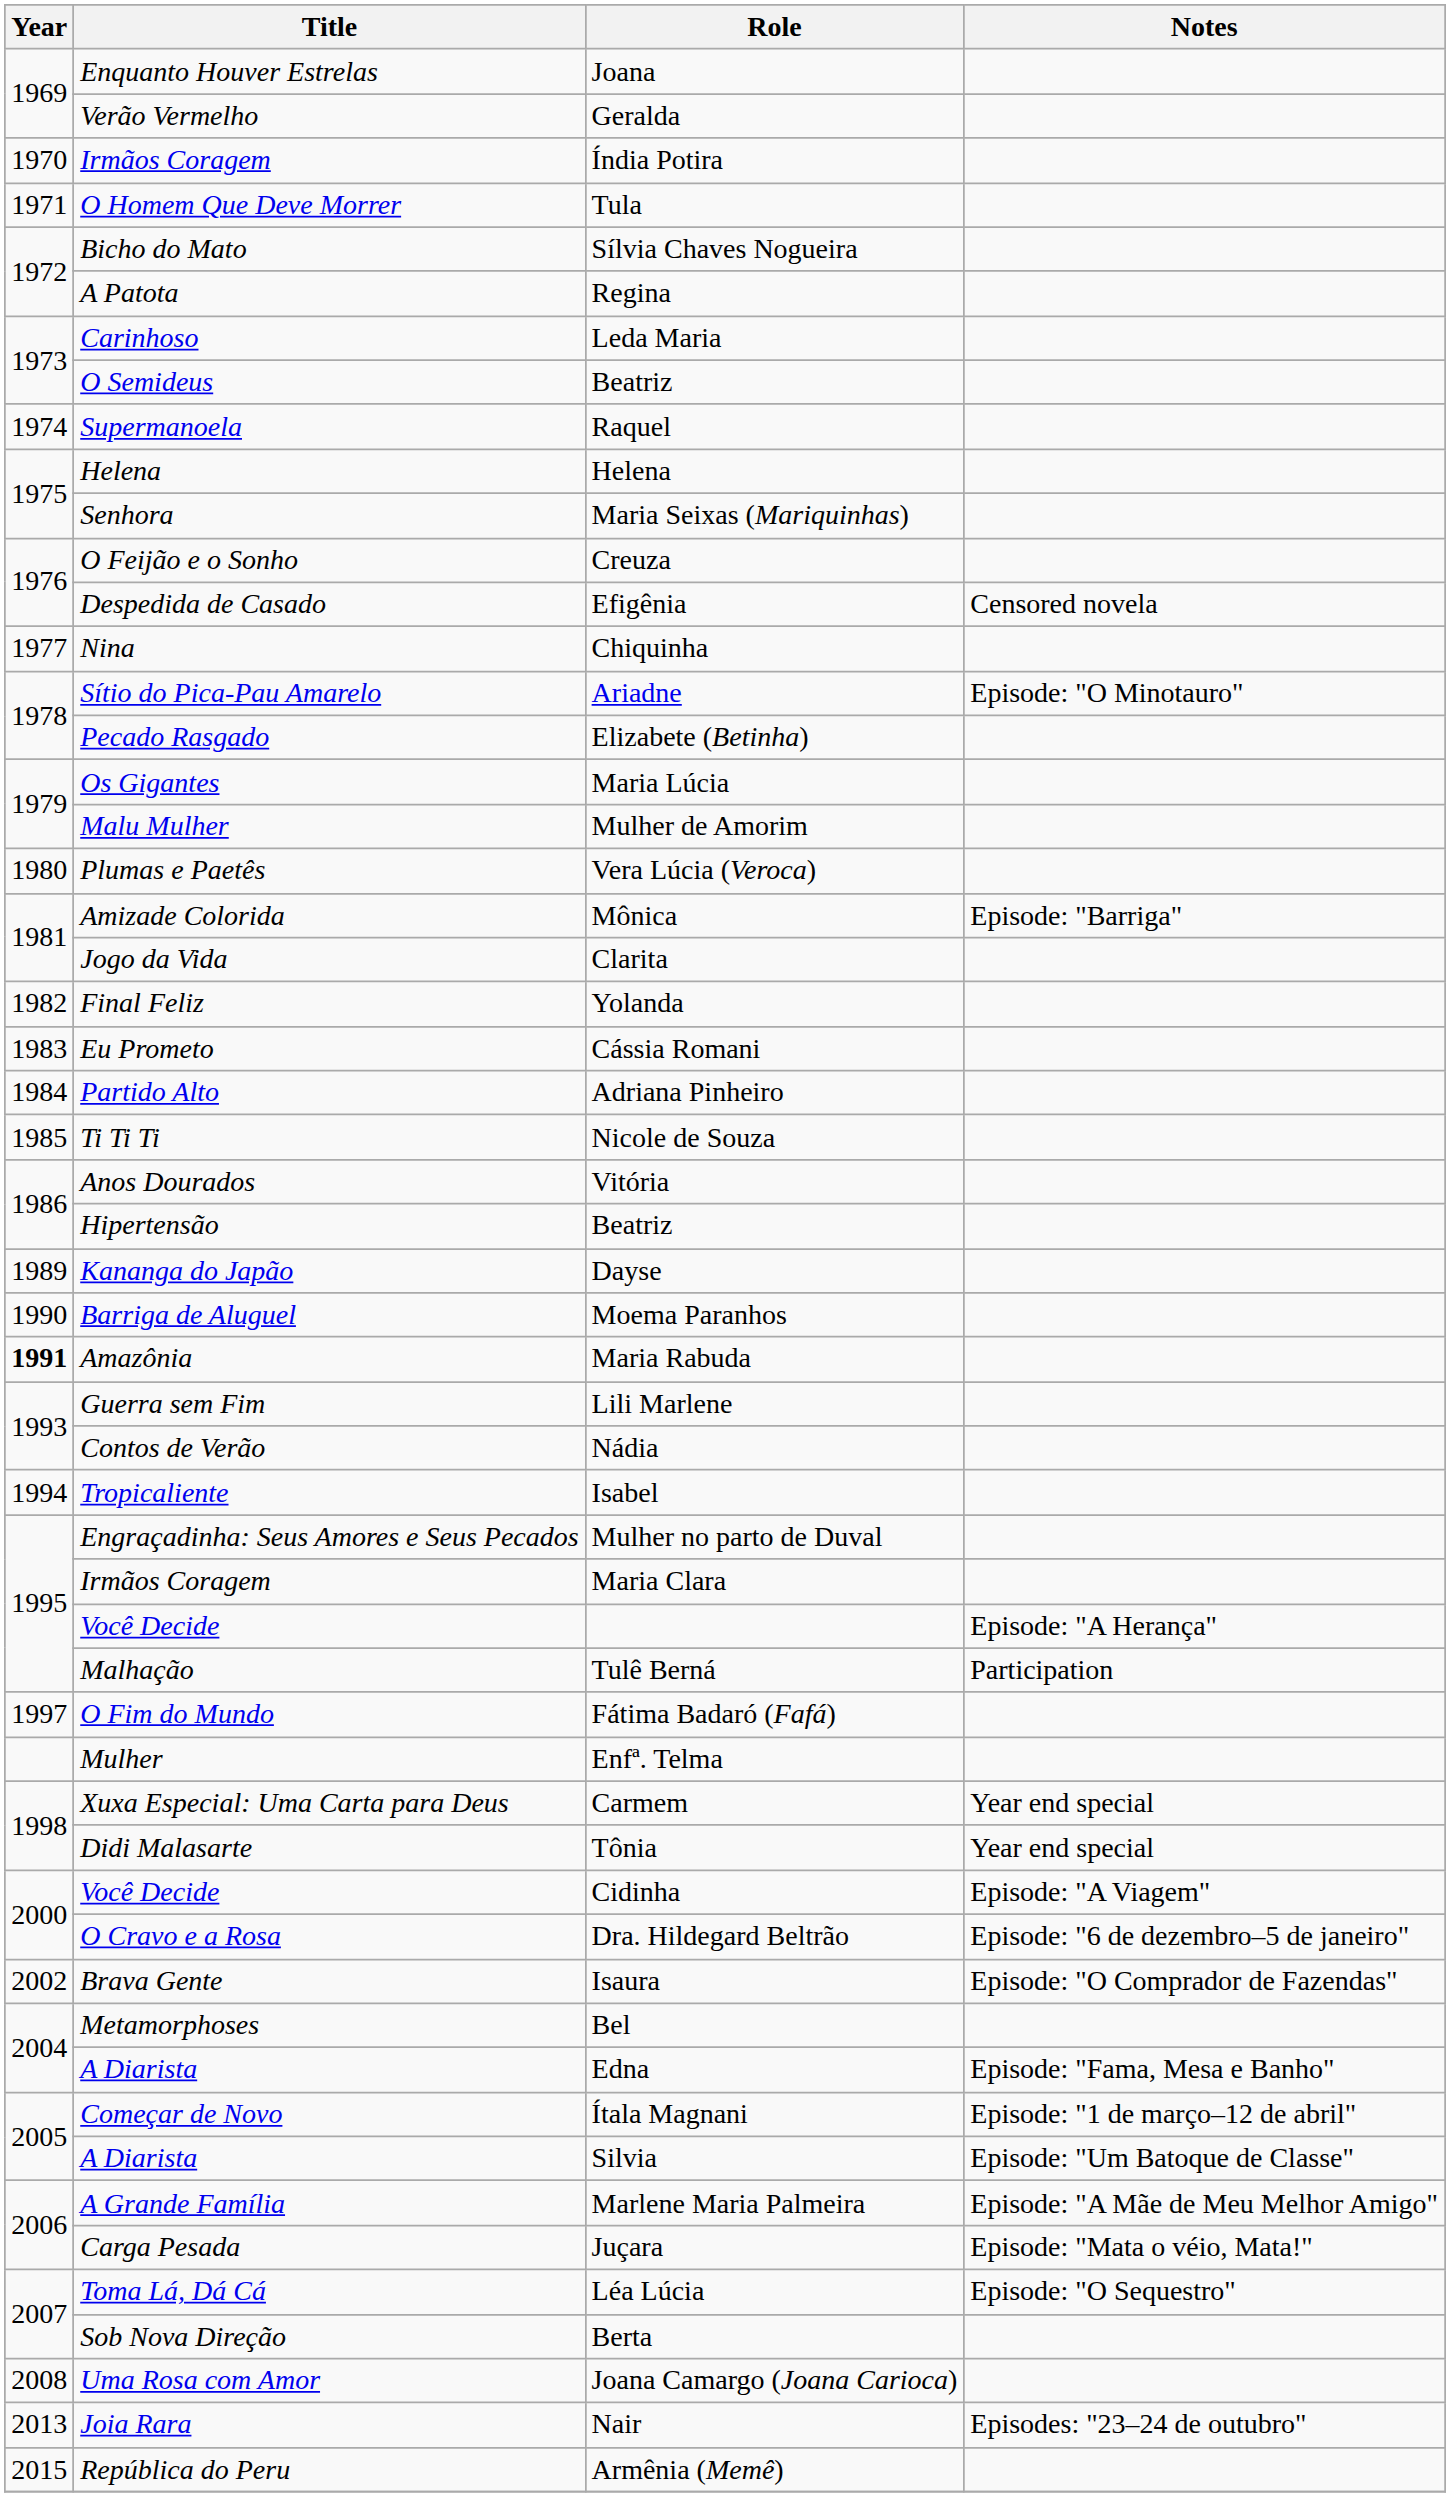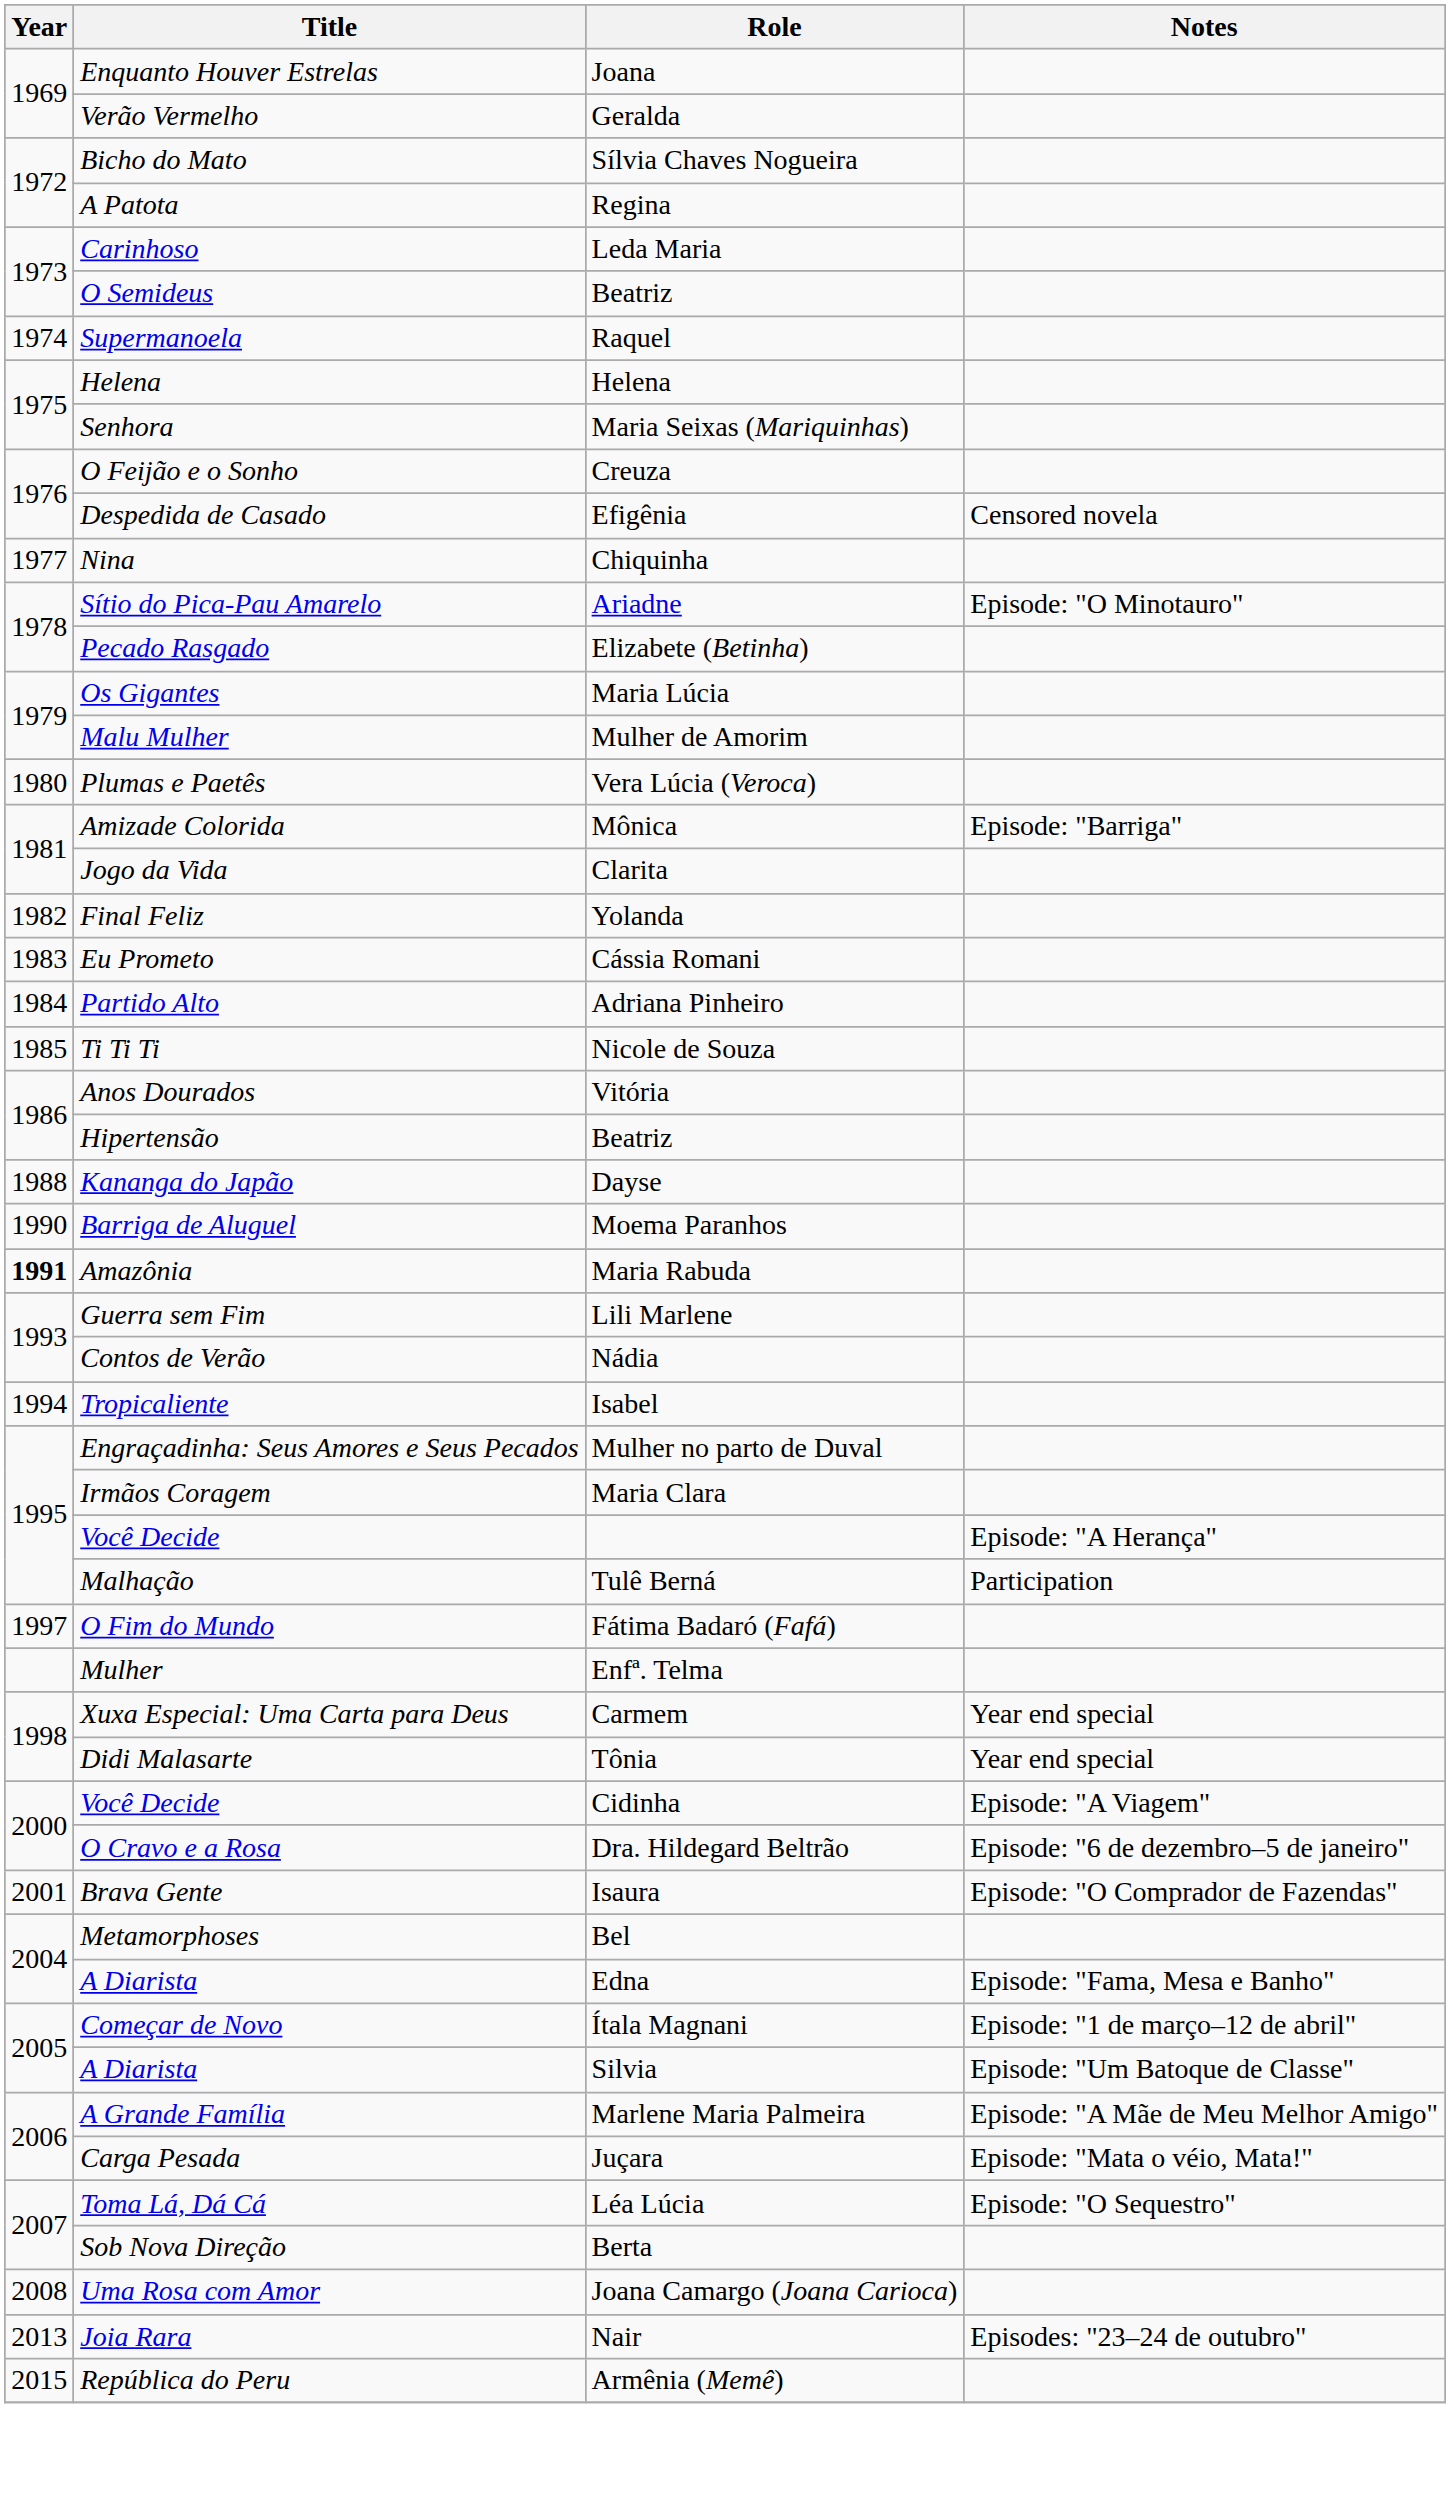- row: (176, 159)
- row: (241, 204)
(39, 1270) 1989 -> (39, 1181) 1988
(39, 1980) 2002 -> (39, 1891) 2001
